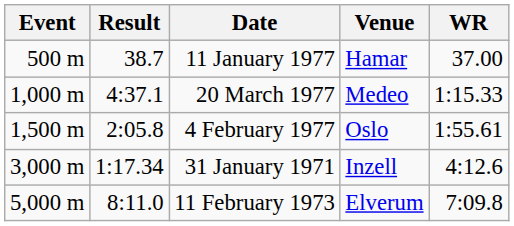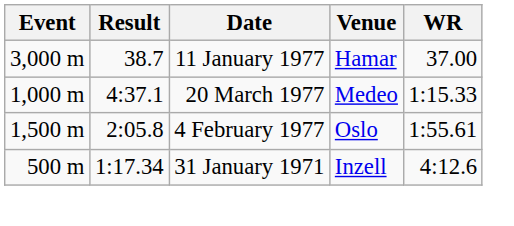(56, 58) 500 m -> (47, 58) 3,000 m
(47, 166) 3,000 m -> (56, 166) 500 m
- row: (255, 202)
